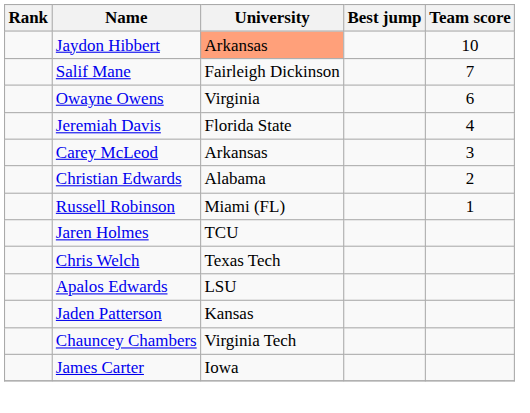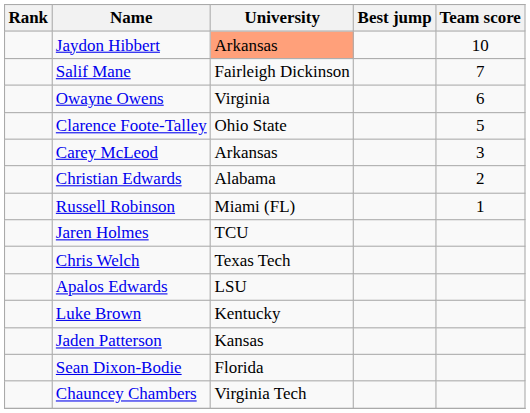+ row: (131, 125)
- row: (108, 125)
+ row: (98, 313)
+ row: (119, 367)
- row: (100, 367)
